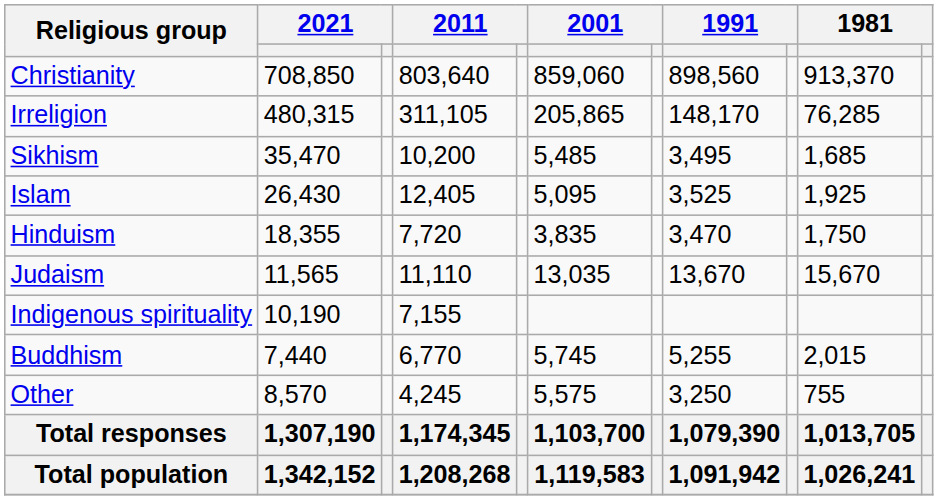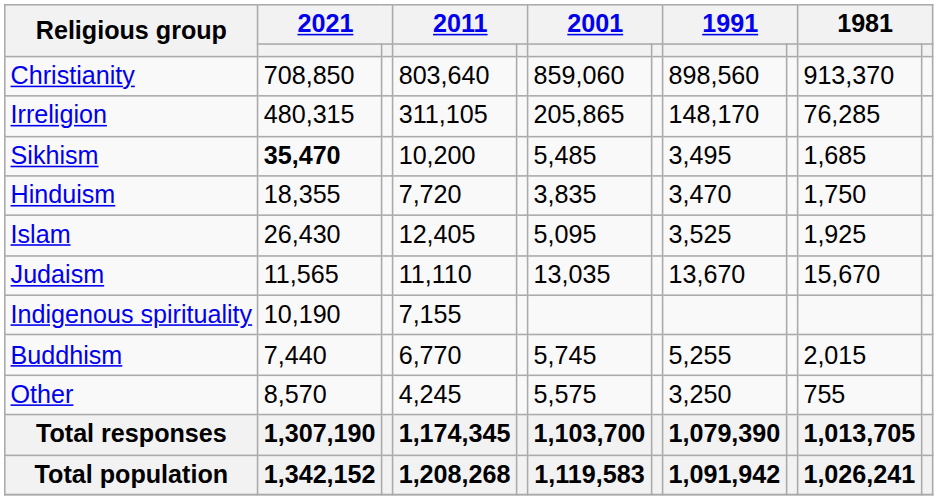(302, 155) normal -> (302, 155) bold
rows swapped: (41, 195) <-> (63, 235)
